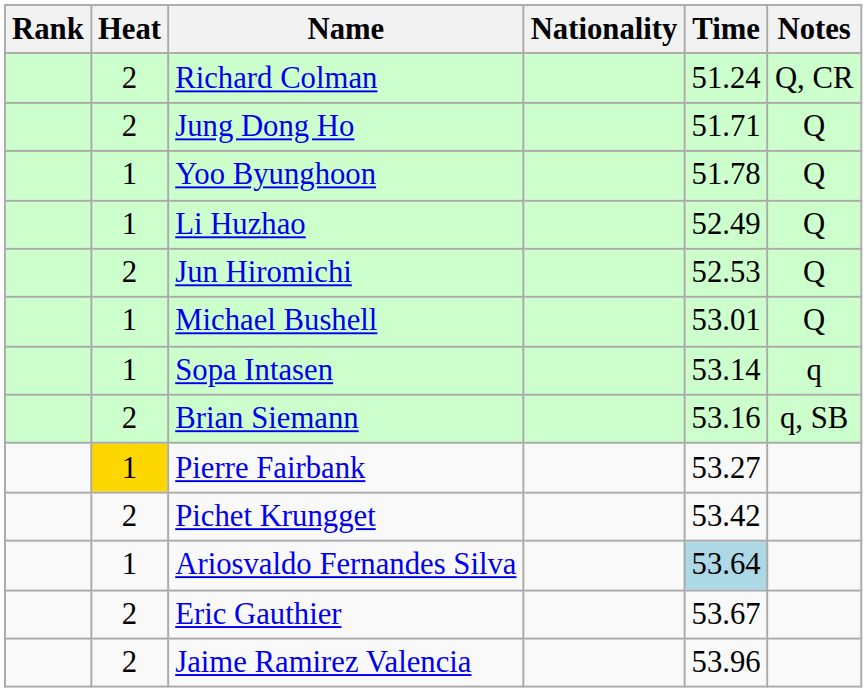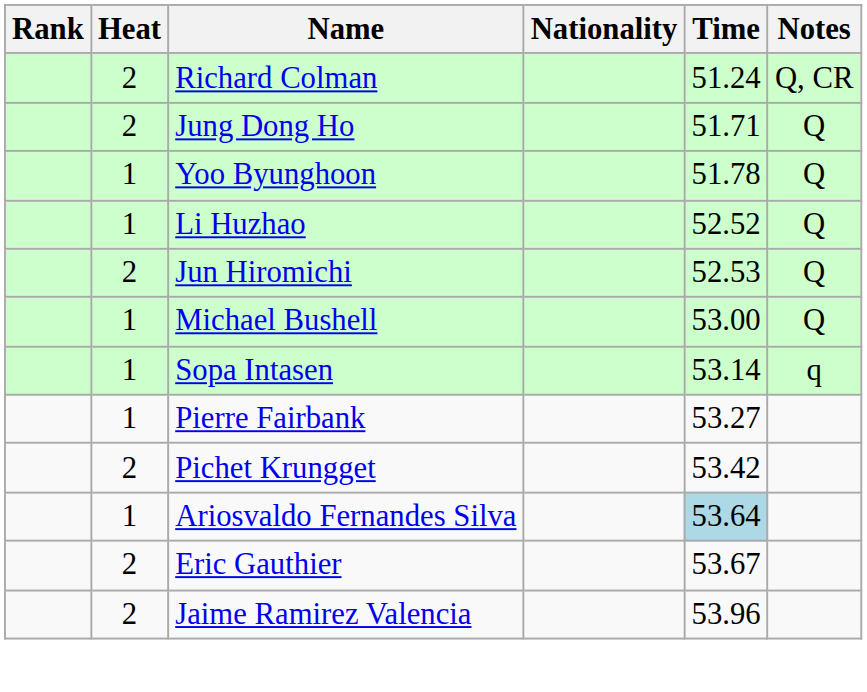(726, 223) 52.49 -> (726, 223) 52.52
(726, 321) 53.01 -> (726, 321) 53.00
- row: (267, 418)
(129, 467) gold background -> (129, 418) no background
